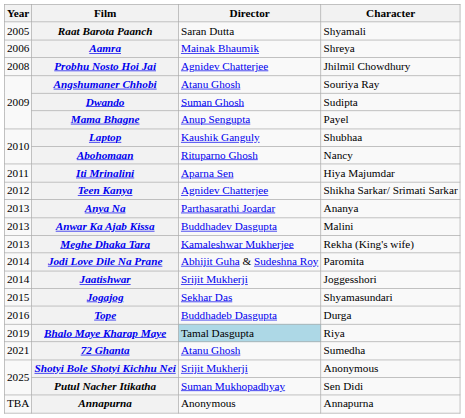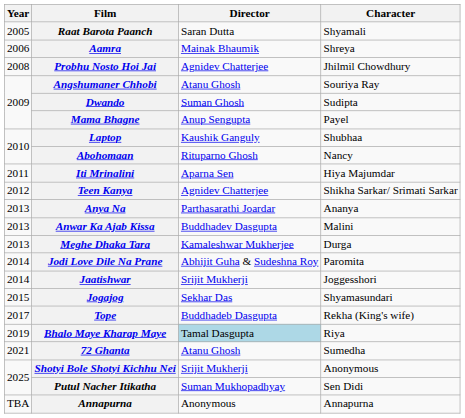(369, 244) Rekha (King's wife) -> (338, 244) Durga
(18, 315) 2016 -> (18, 315) 2017
(338, 315) Durga -> (369, 315) Rekha (King's wife)
